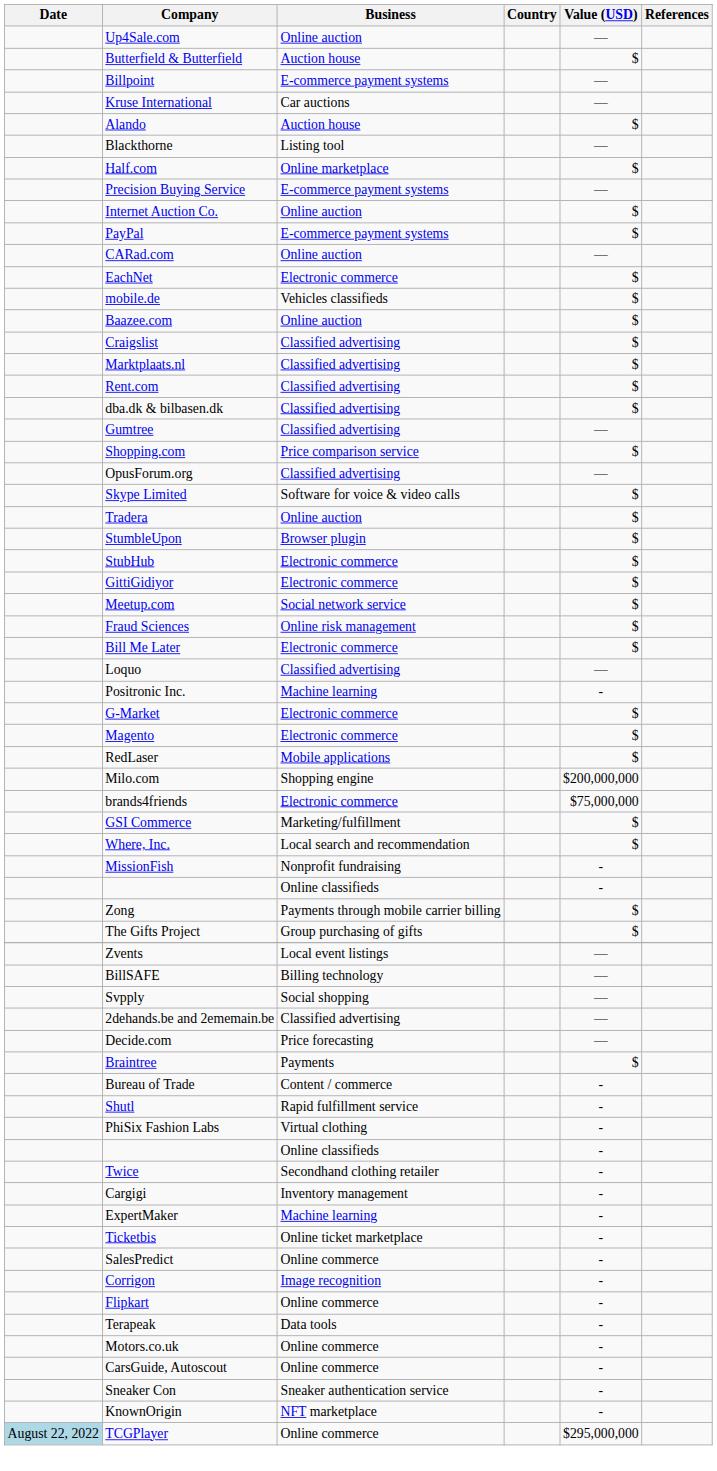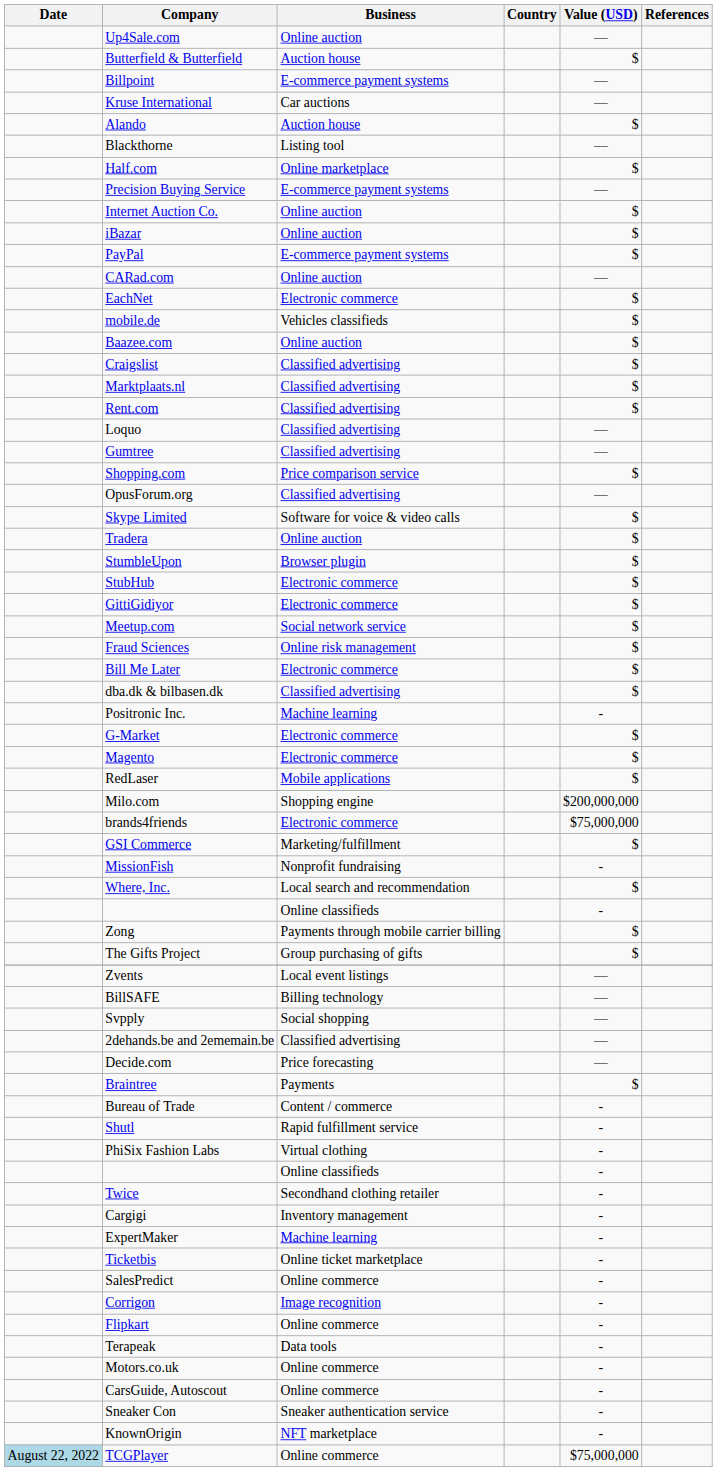+ row: (123, 233)
rows swapped: (123, 670) <-> (164, 408)
rows swapped: (138, 844) <-> (139, 866)
(601, 1433) $295,000,000 -> (604, 1455) $75,000,000
